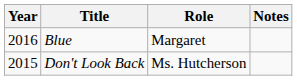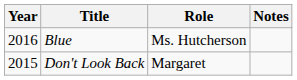(178, 39) Margaret -> (199, 39) Ms. Hutcherson
(199, 63) Ms. Hutcherson -> (178, 63) Margaret
